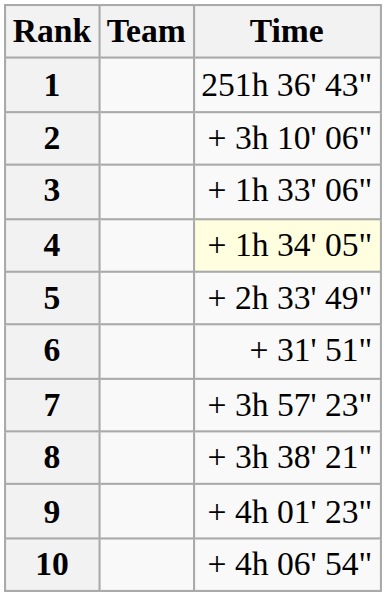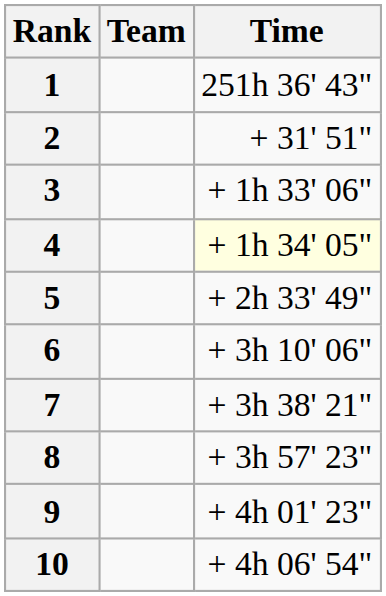(290, 137) + 3h 10' 06" -> (311, 137) + 31' 51"
(311, 350) + 31' 51" -> (290, 350) + 3h 10' 06"
(290, 404) + 3h 57' 23" -> (290, 404) + 3h 38' 21"
(290, 457) + 3h 38' 21" -> (290, 457) + 3h 57' 23"
